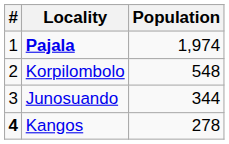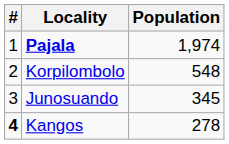(206, 98) 344 -> (206, 98) 345
